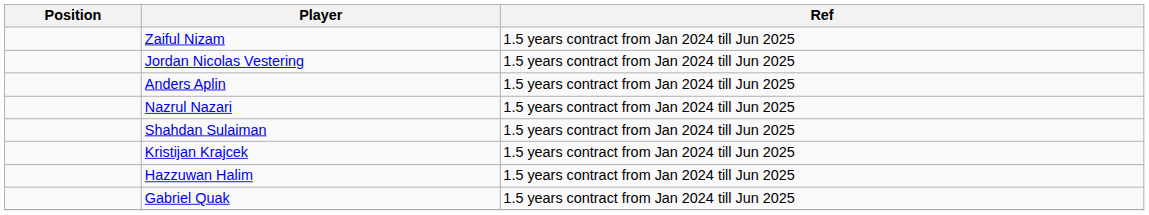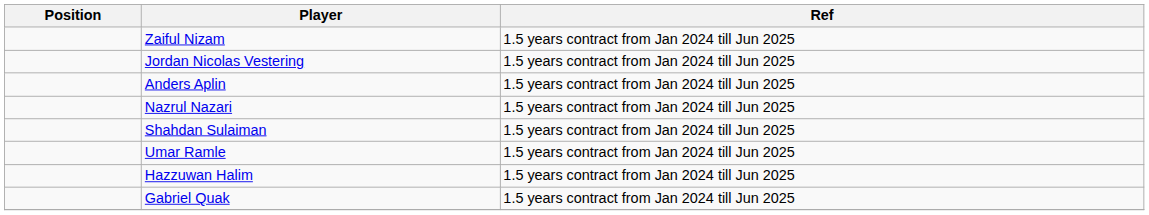+ row: (185, 152)
- row: (196, 152)
